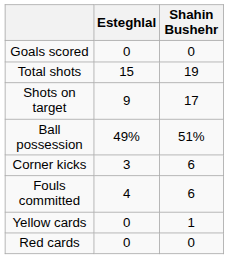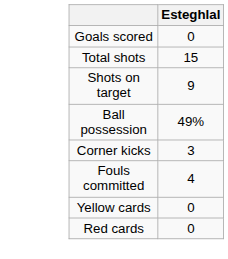- column: (191, 22)
